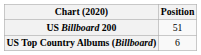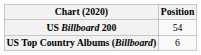(178, 27) 51 -> (178, 27) 54
